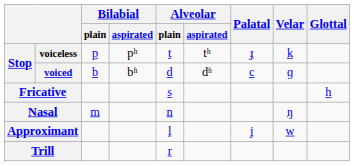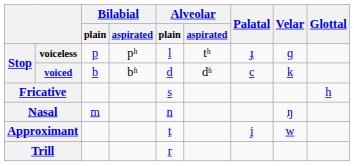(170, 53) t -> (170, 53) l
(290, 53) k -> (290, 53) ɡ
(290, 72) ɡ -> (290, 72) k
(170, 131) l -> (170, 131) t
